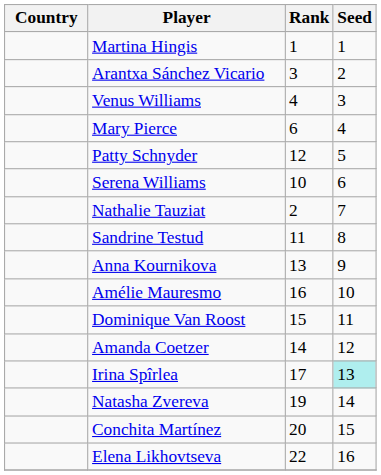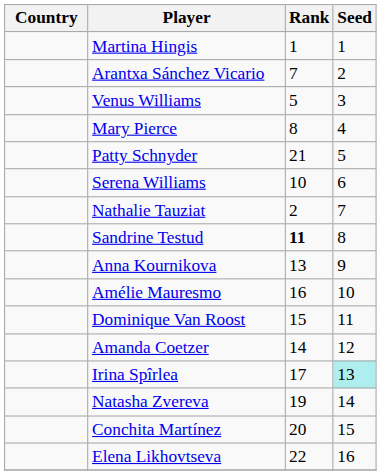(293, 73) 3 -> (293, 73) 7
(293, 100) 4 -> (293, 100) 5
(293, 127) 6 -> (293, 127) 8
(298, 155) 12 -> (298, 155) 21
(297, 237) normal -> (297, 237) bold
